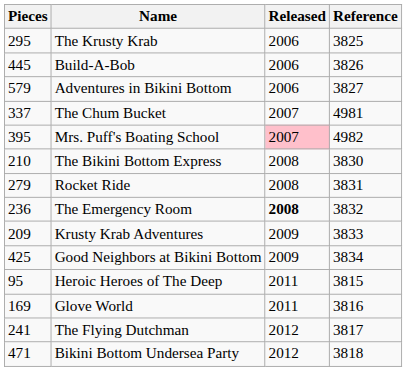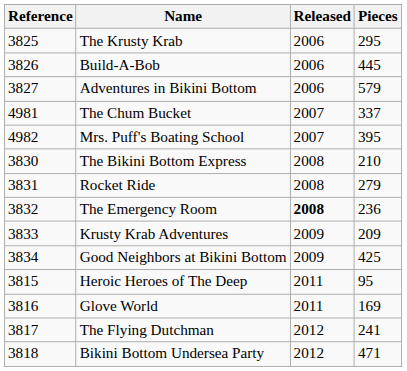columns swapped: (365, 16) <-> (28, 16)
(284, 137) pink background -> (309, 137) no background
